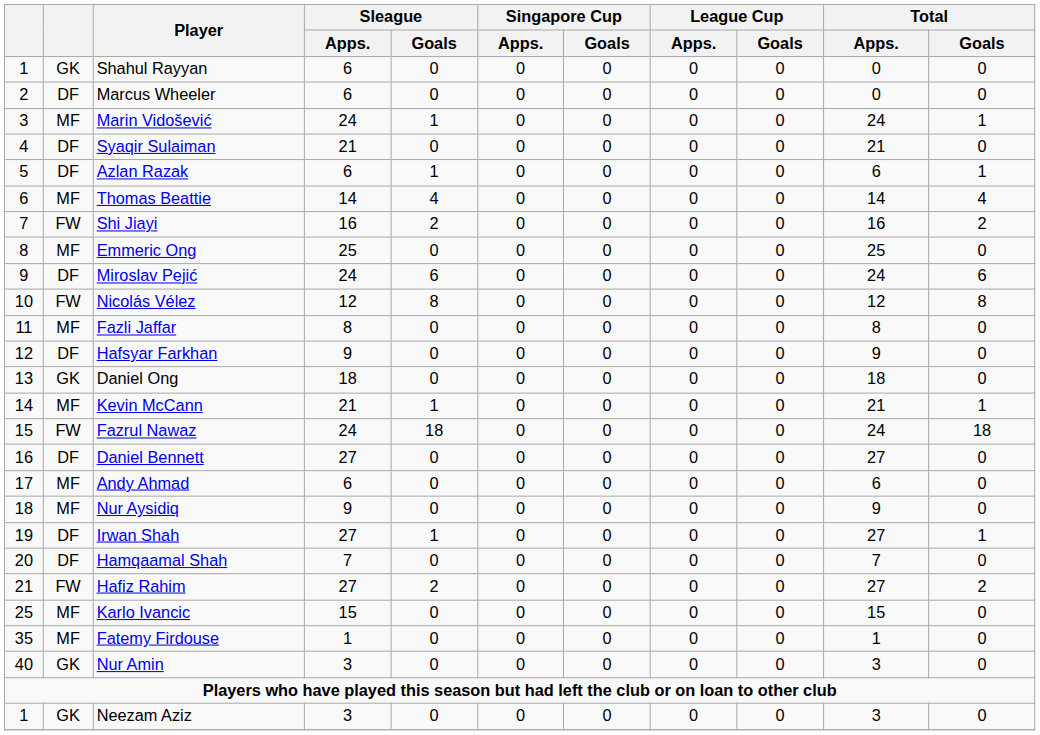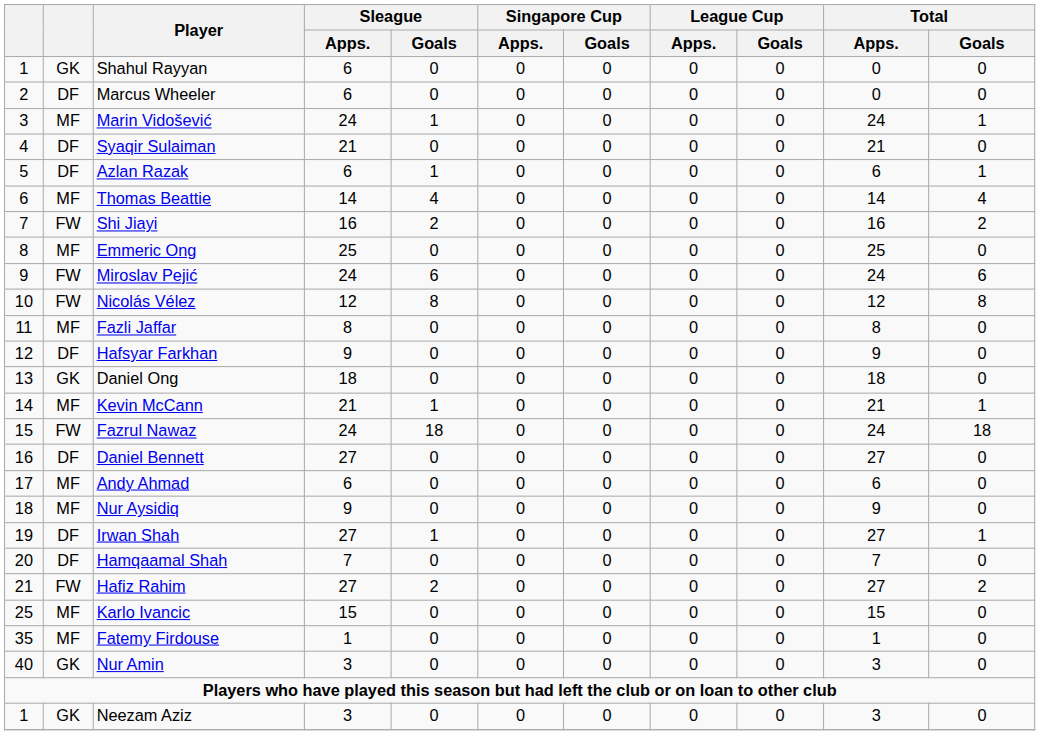(68, 276) DF -> (68, 276) FW
